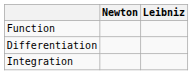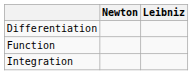rows swapped: (31, 29) <-> (52, 45)
